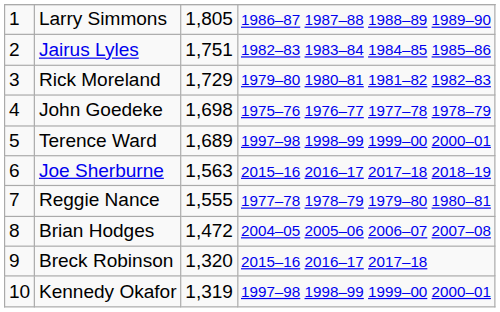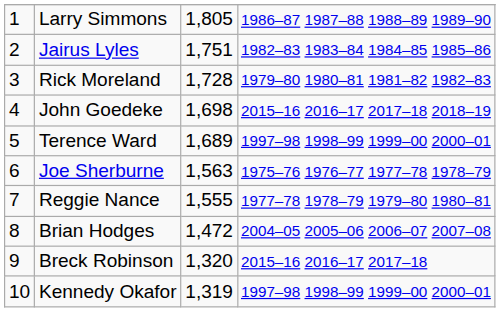(209, 79) 1,729 -> (209, 79) 1,728
(366, 110) 1975–76 1976–77 1977–78 1978–79 -> (366, 110) 2015–16 2016–17 2017–18 2018–19
(366, 171) 2015–16 2016–17 2017–18 2018–19 -> (366, 171) 1975–76 1976–77 1977–78 1978–79
